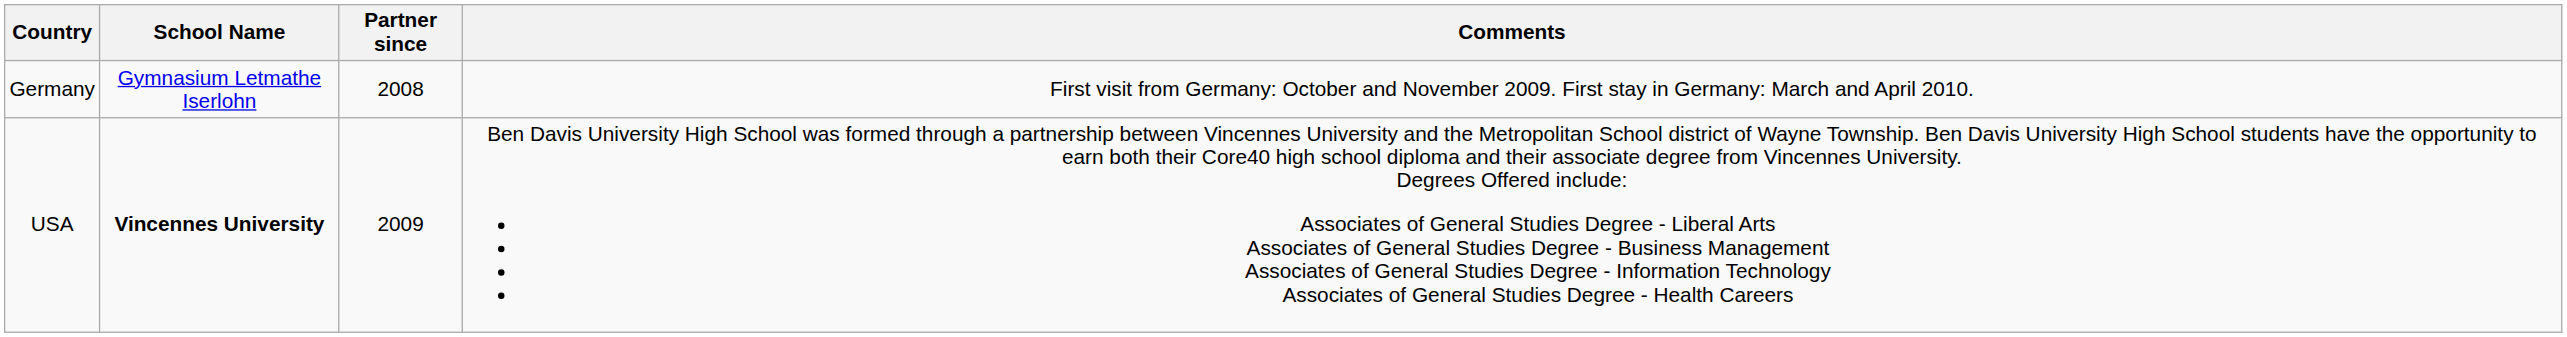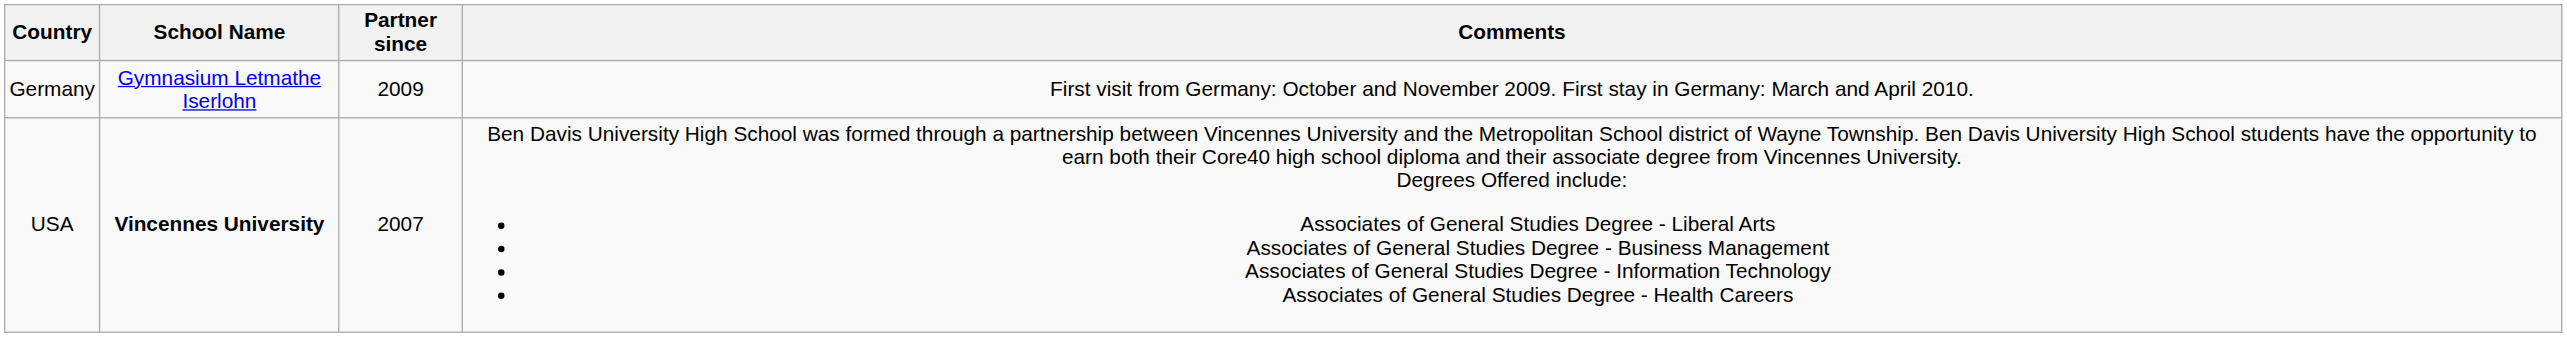(401, 89) 2008 -> (401, 89) 2009
(401, 224) 2009 -> (401, 224) 2007
